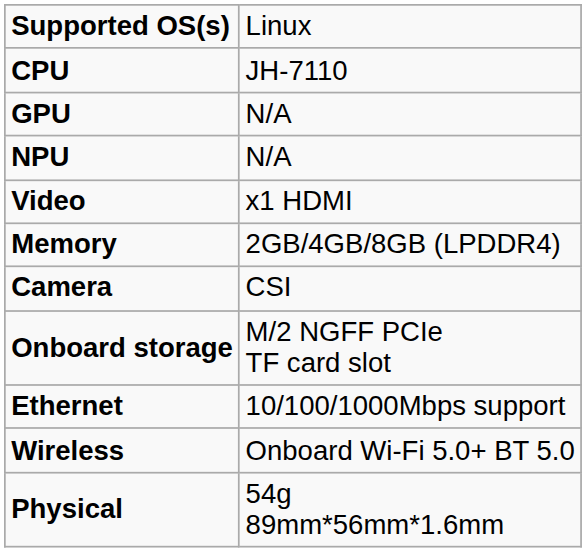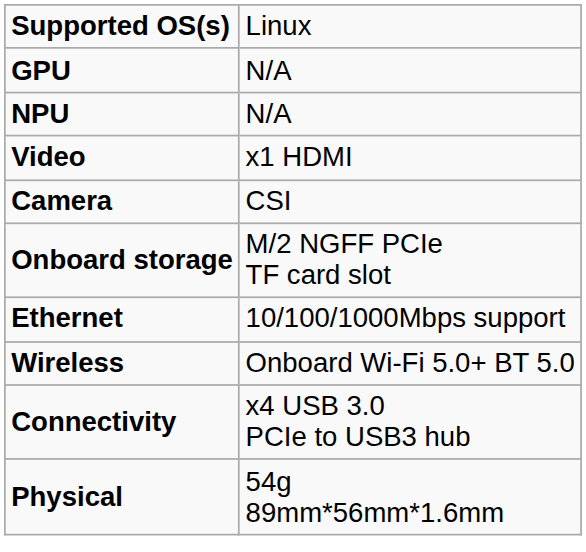- row: (40, 69)
- row: (64, 244)
+ row: (94, 421)
